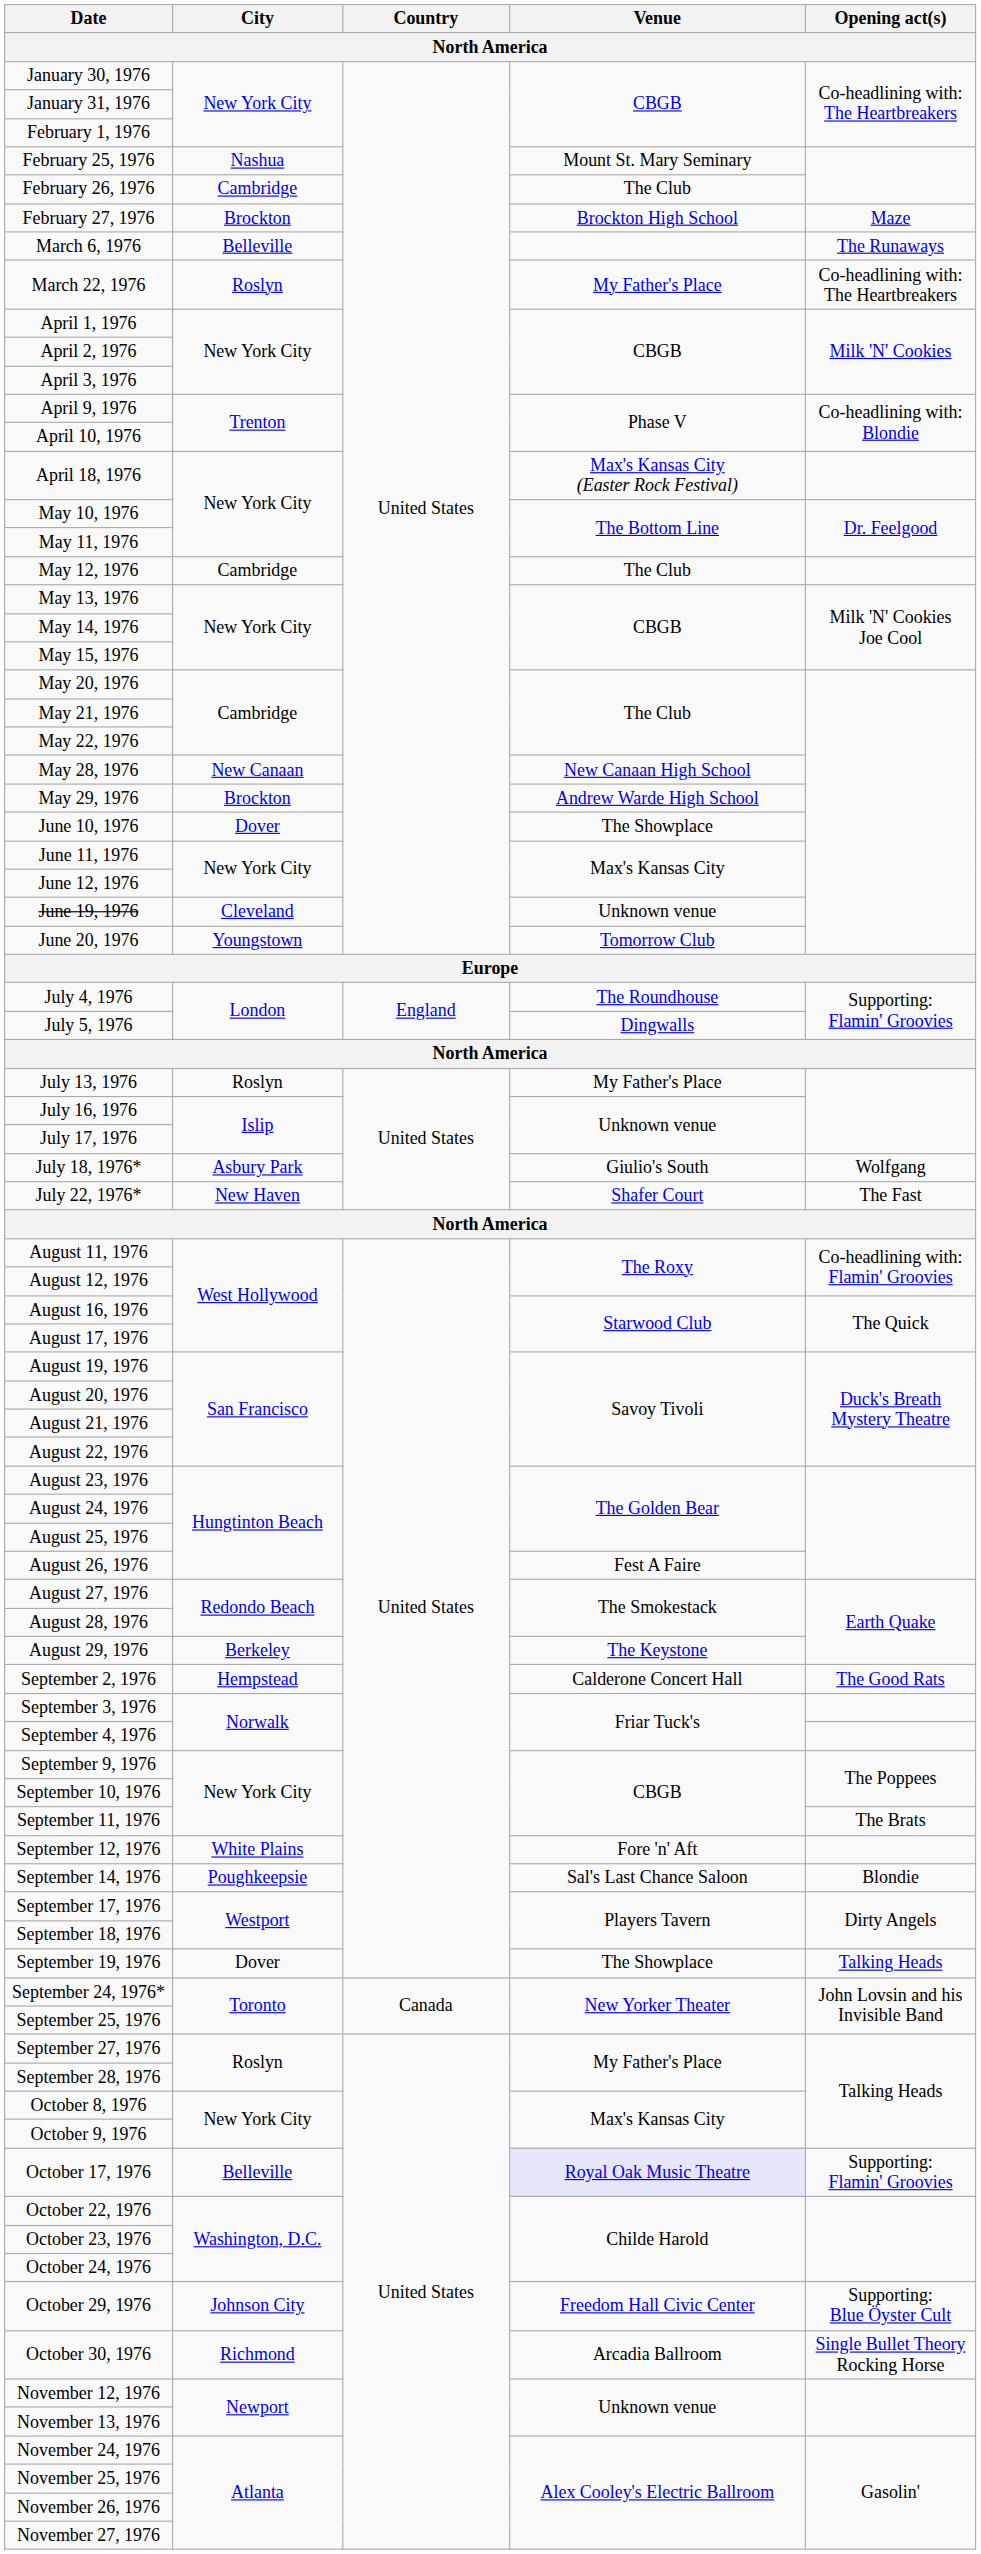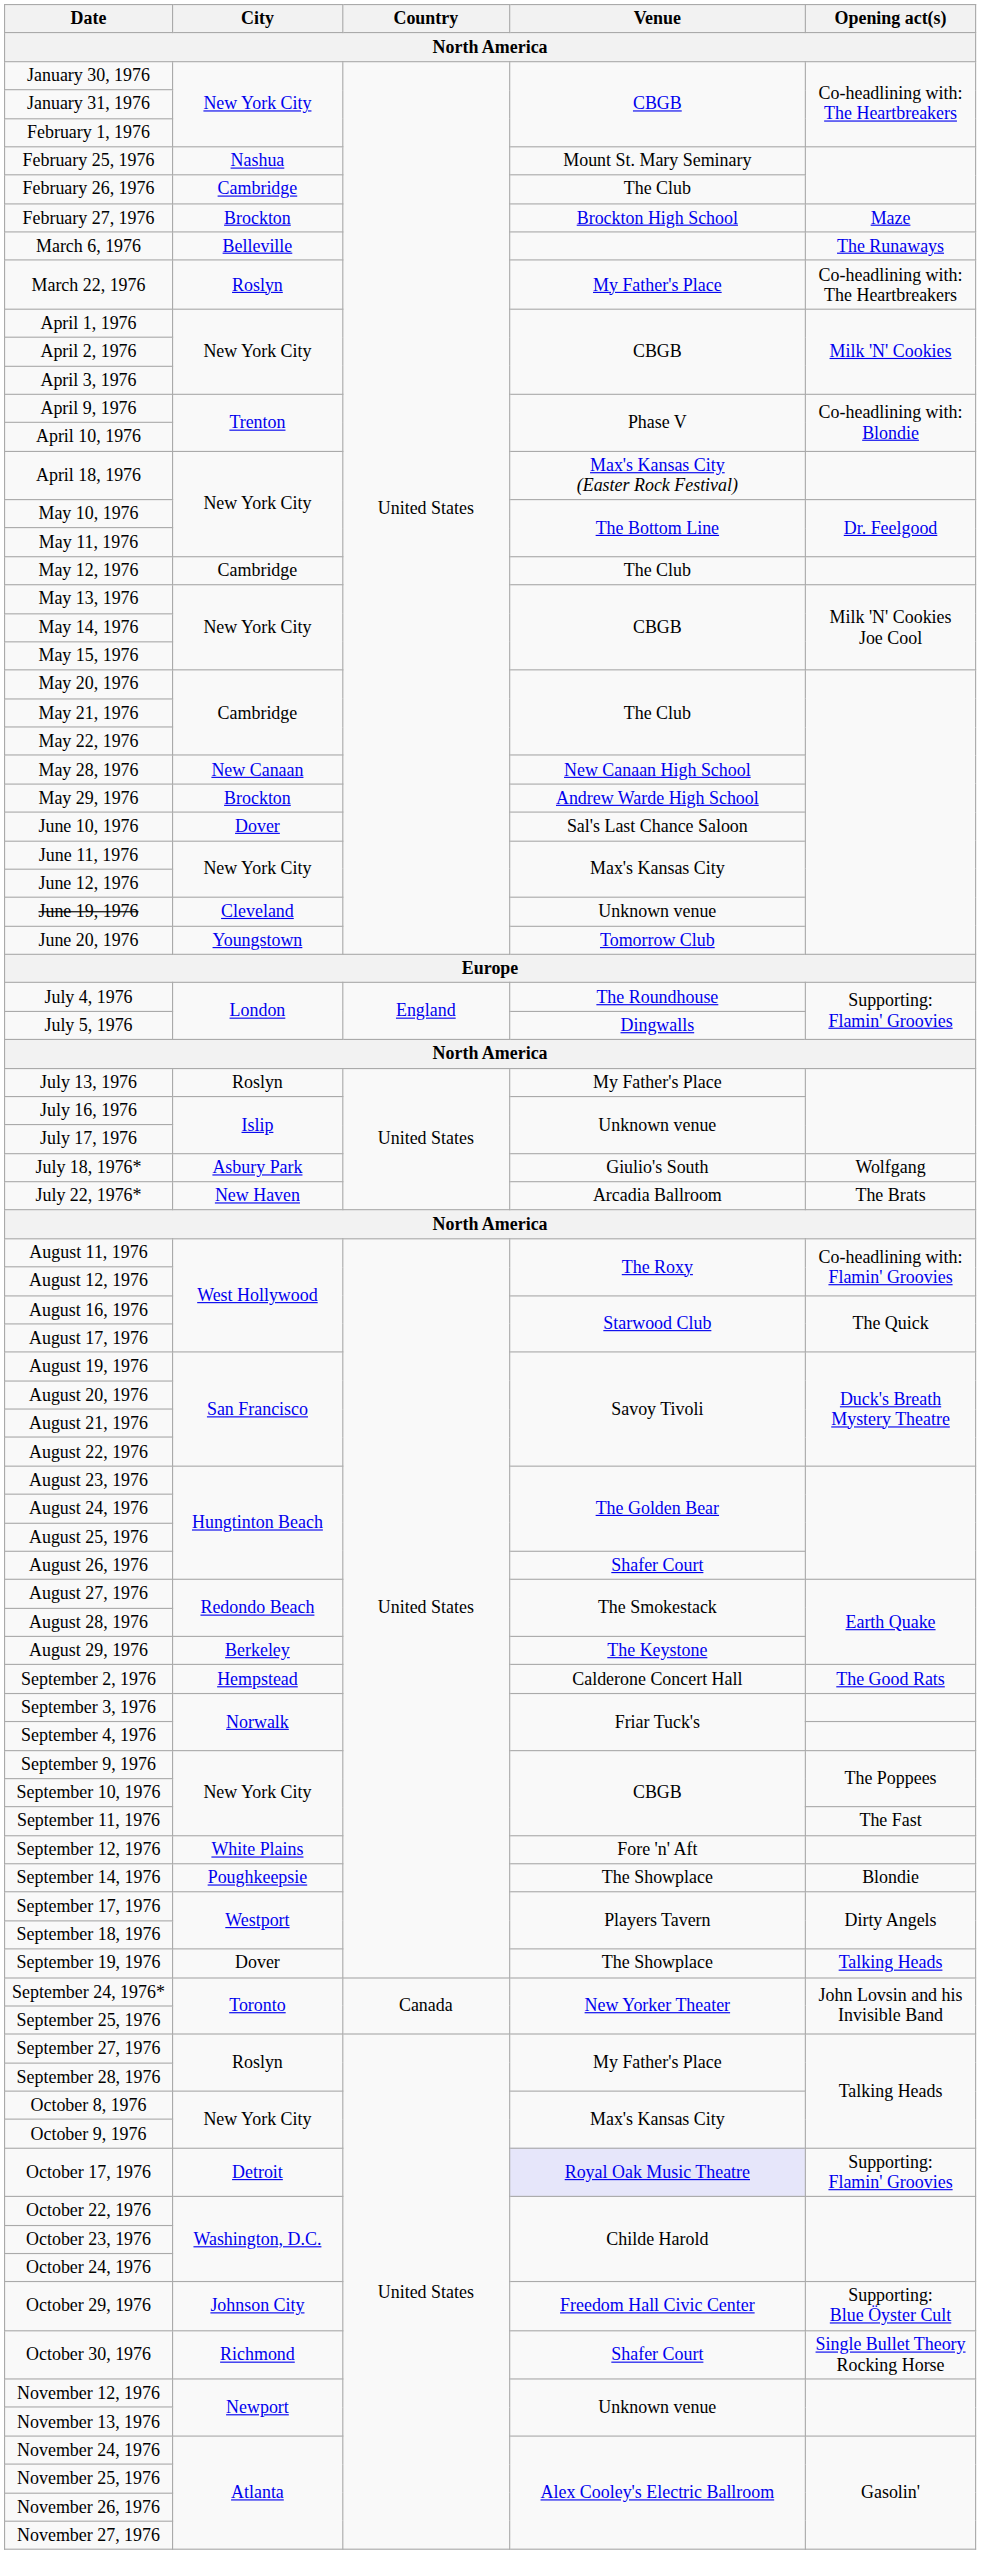(657, 826) The Showplace -> (657, 826) Sal's Last Chance Saloon
(657, 1195) Shafer Court -> (657, 1195) Arcadia Ballroom
(891, 1195) The Fast -> (891, 1195) The Brats
(657, 1565) Fest A Faire -> (657, 1565) Shafer Court
(891, 1821) The Brats -> (891, 1821) The Fast
(657, 1877) Sal's Last Chance Saloon -> (657, 1877) The Showplace
(257, 2172) Belleville -> (257, 2172) Detroit
(657, 2354) Arcadia Ballroom -> (657, 2354) Shafer Court
